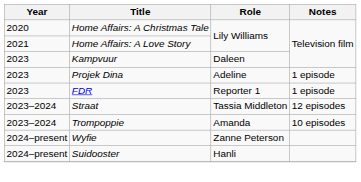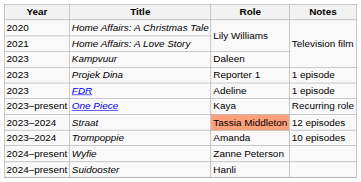(230, 75) Adeline -> (237, 75) Reporter 1
(237, 91) Reporter 1 -> (230, 91) Adeline
+ row: (95, 106)
(250, 106) no background -> (250, 122) lightsalmon background
